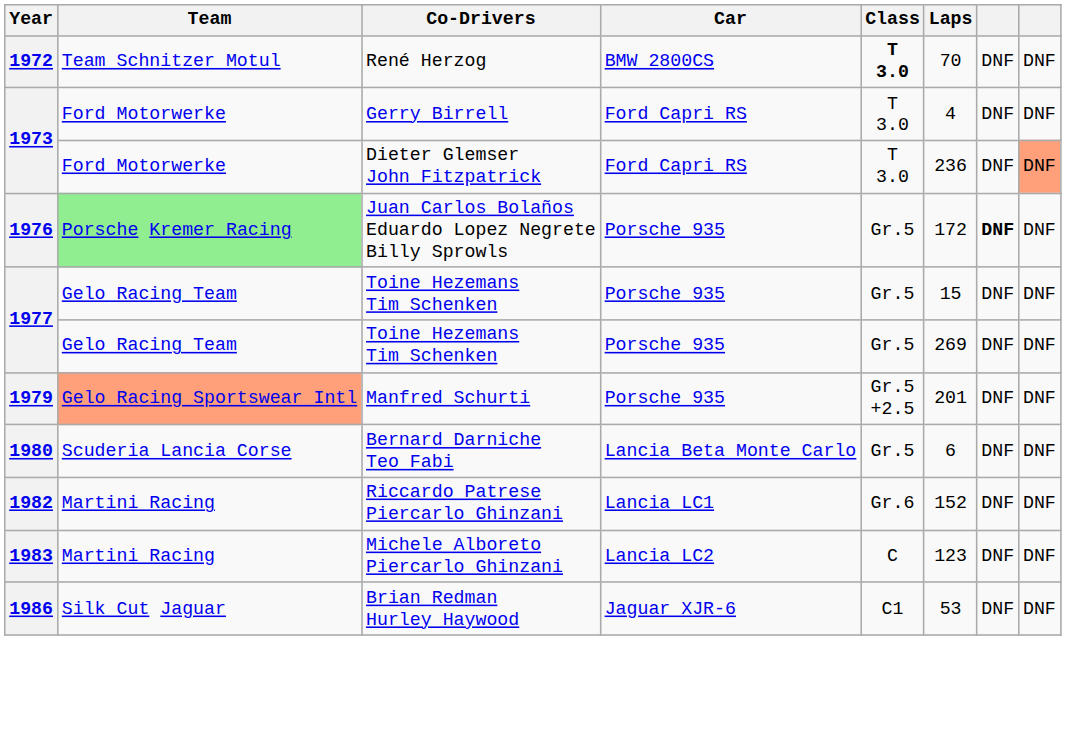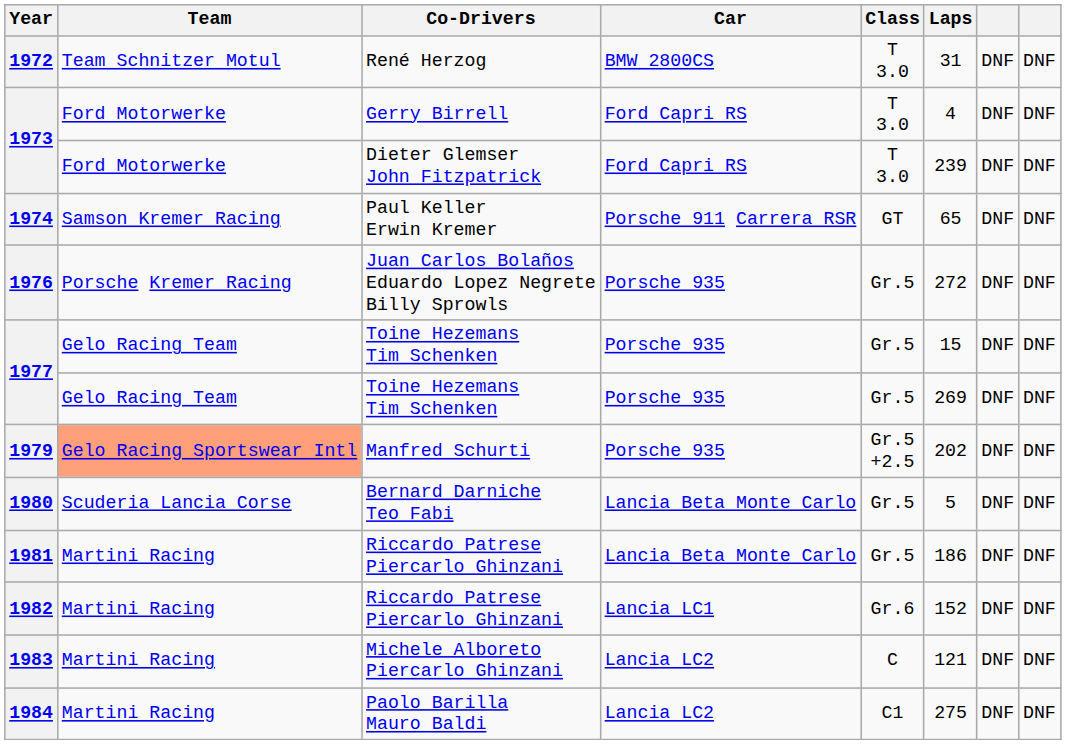(893, 61) bold -> (893, 61) normal
(951, 61) 70 -> (951, 61) 31
(951, 166) 236 -> (951, 166) 239
(1039, 166) lightsalmon background -> (1039, 166) no background
+ row: (31, 219)
(177, 230) lightgreen background -> (177, 282) no background
(951, 230) 172 -> (951, 282) 272
(998, 230) bold -> (998, 282) normal
(951, 398) 201 -> (951, 451) 202
(951, 451) 6 -> (951, 503) 5
+ row: (31, 556)
(951, 556) 123 -> (951, 661) 121
+ row: (31, 713)
- row: (31, 608)
